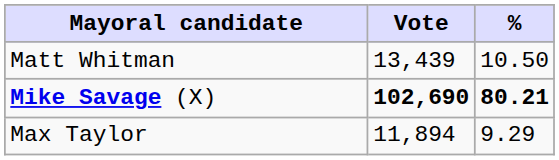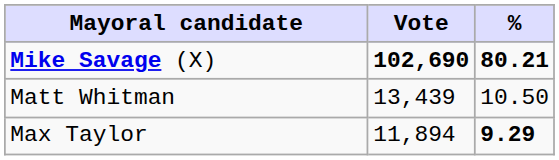rows swapped: (113, 98) <-> (93, 61)
(508, 135) normal -> (508, 135) bold
